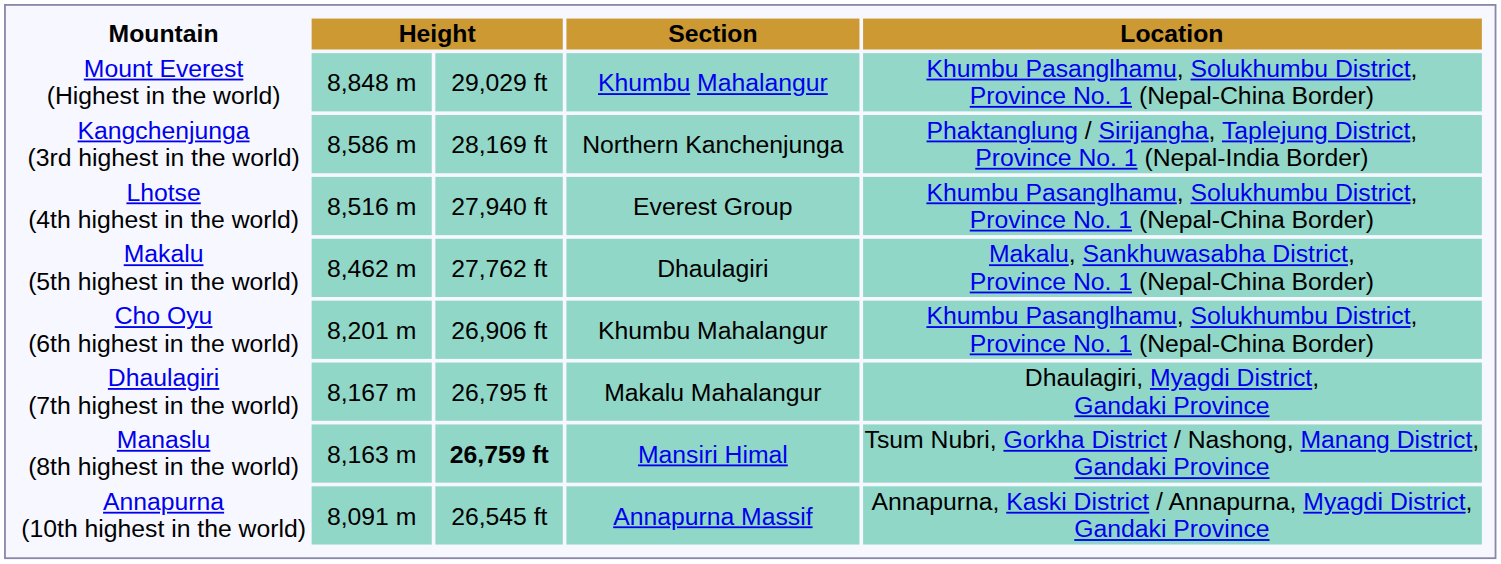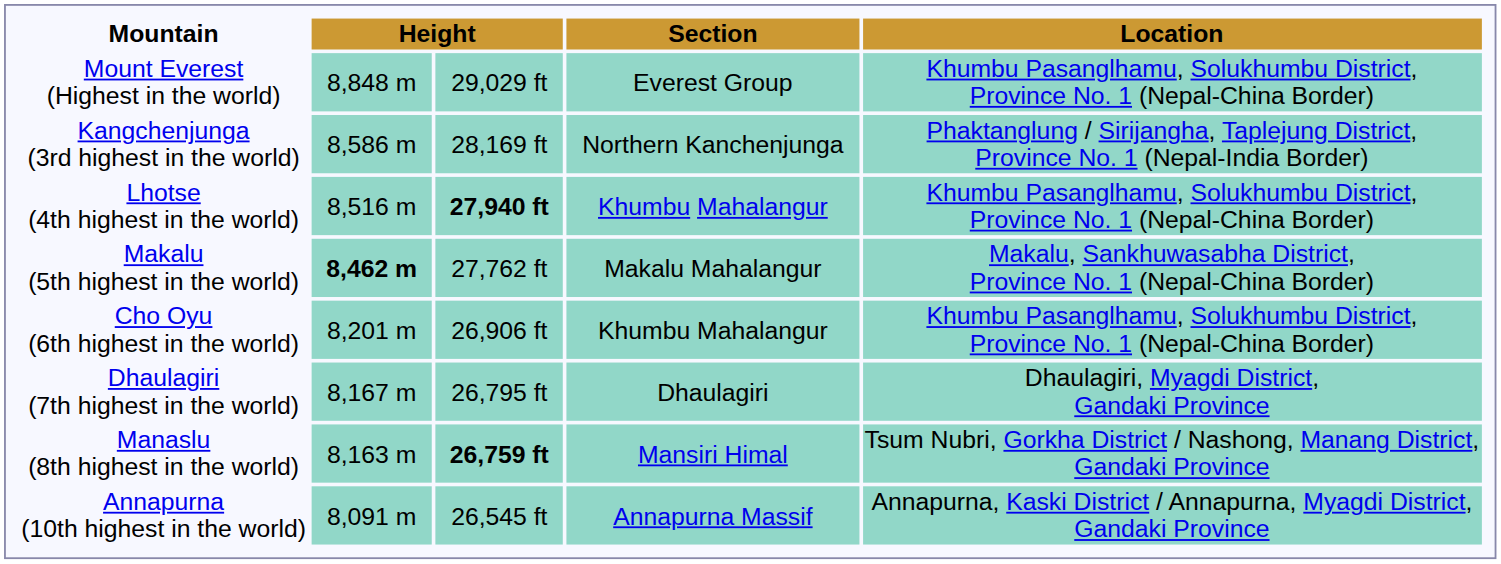(713, 82) Khumbu Mahalangur -> (713, 82) Everest Group
(499, 206) normal -> (499, 206) bold
(713, 206) Everest Group -> (713, 206) Khumbu Mahalangur
(372, 268) normal -> (372, 268) bold
(713, 268) Dhaulagiri -> (713, 268) Makalu Mahalangur
(713, 392) Makalu Mahalangur -> (713, 392) Dhaulagiri
